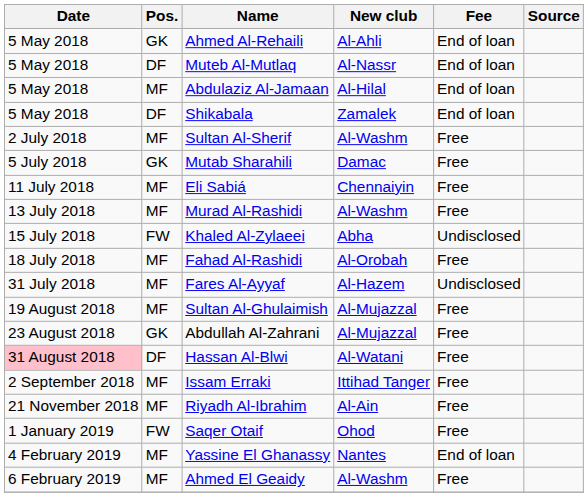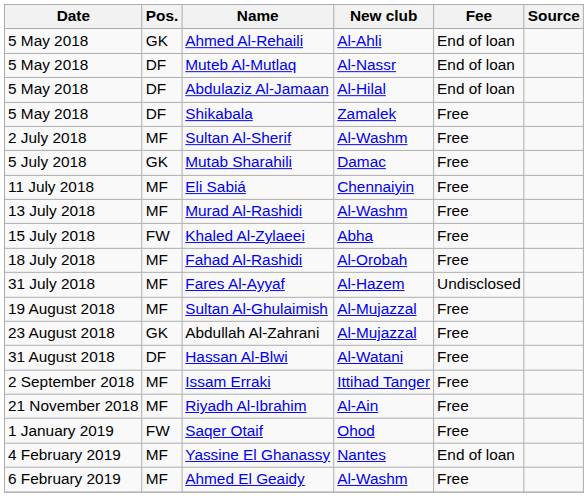(157, 89) MF -> (156, 89) DF
(476, 114) End of loan -> (453, 114) Free
(479, 235) Undisclosed -> (453, 235) Free
(61, 357) pink background -> (61, 357) no background
